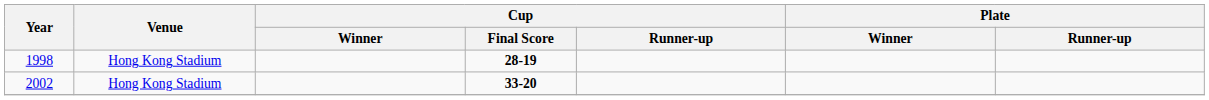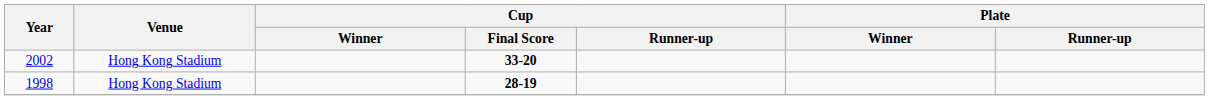rows swapped: (39, 61) <-> (39, 83)
